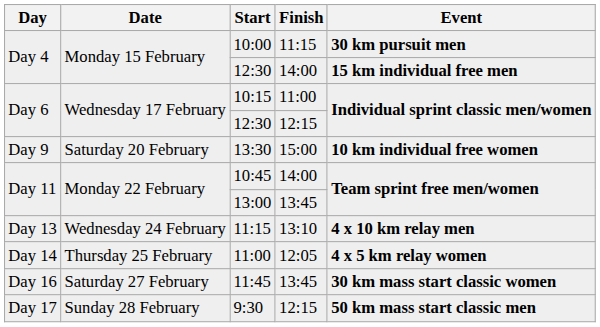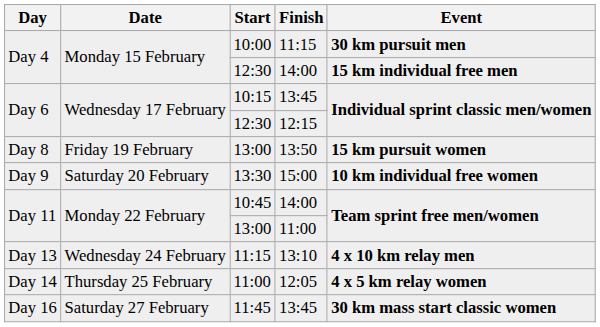(298, 96) 11:00 -> (298, 96) 13:45
+ row: (28, 149)
(298, 202) 13:45 -> (298, 228) 11:00
- row: (33, 307)
